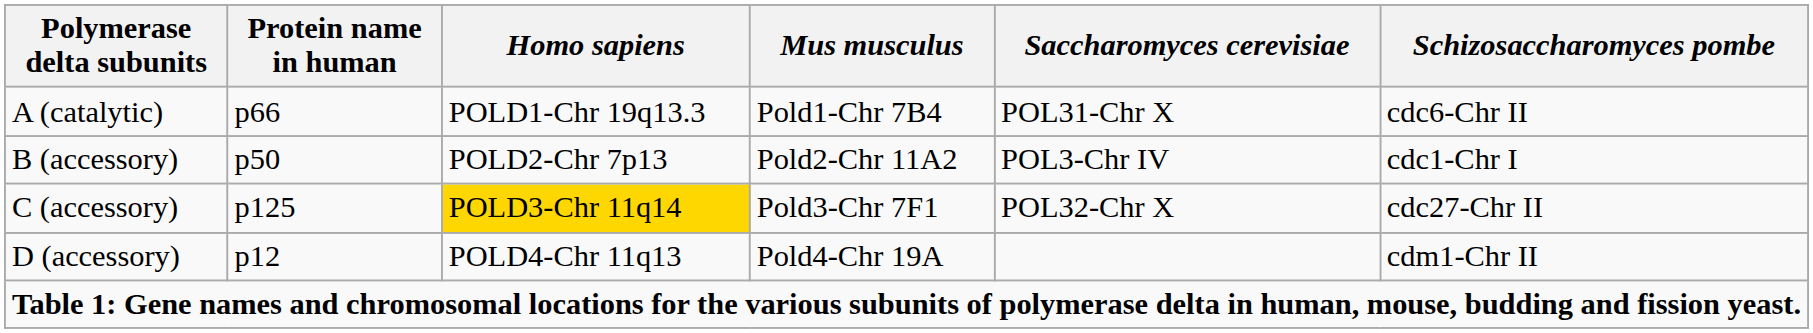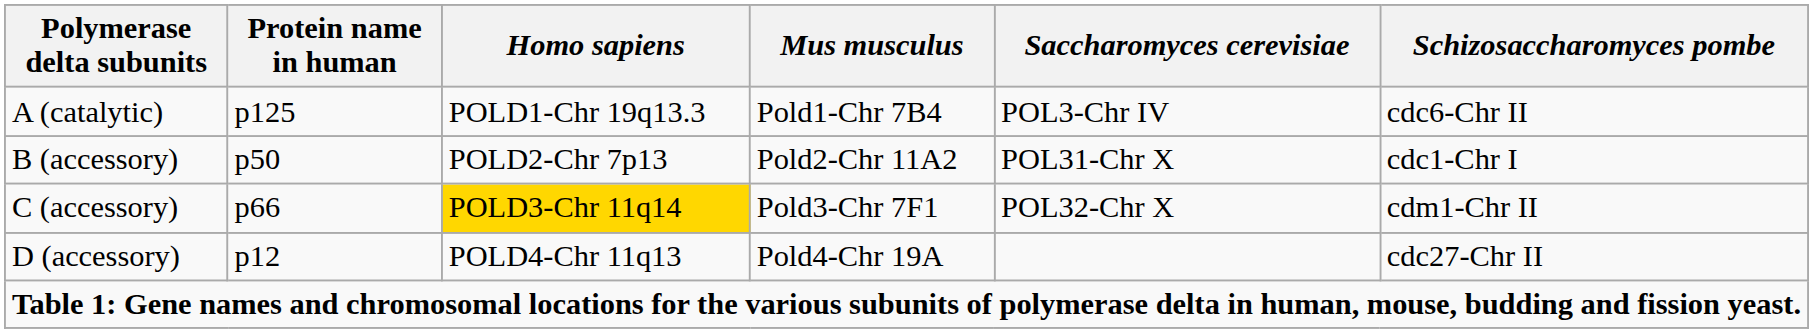(257, 111) p66 -> (265, 111) p125
(1088, 111) POL31-Chr X -> (1085, 111) POL3-Chr IV
(1085, 159) POL3-Chr IV -> (1088, 159) POL31-Chr X
(265, 207) p125 -> (257, 207) p66
(1465, 207) cdc27-Chr II -> (1462, 207) cdm1-Chr II
(1462, 255) cdm1-Chr II -> (1465, 255) cdc27-Chr II
